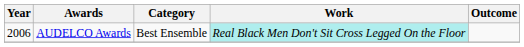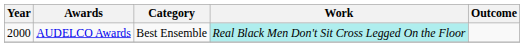(19, 32) 2006 -> (19, 32) 2000
